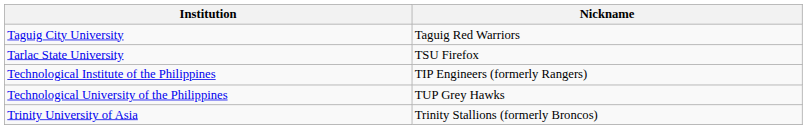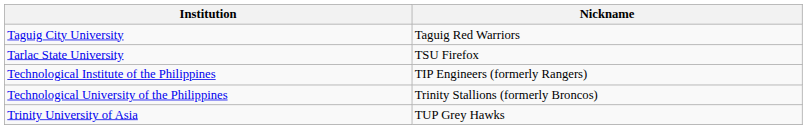(460, 94) TUP Grey Hawks -> (506, 94) Trinity Stallions (formerly Broncos)
(506, 114) Trinity Stallions (formerly Broncos) -> (460, 114) TUP Grey Hawks
